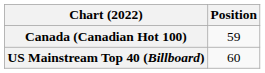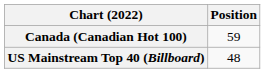(234, 57) 60 -> (234, 57) 48
